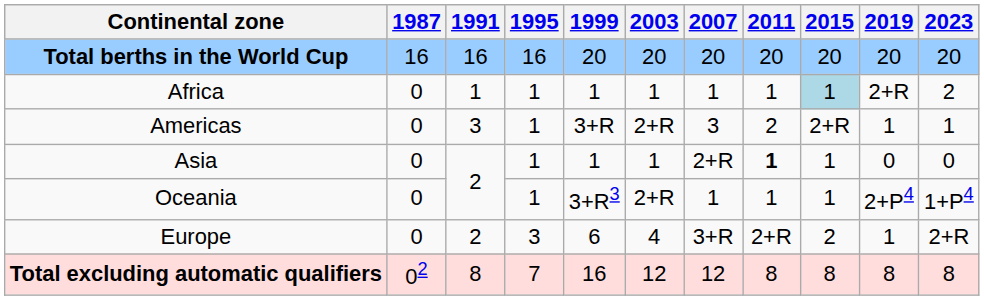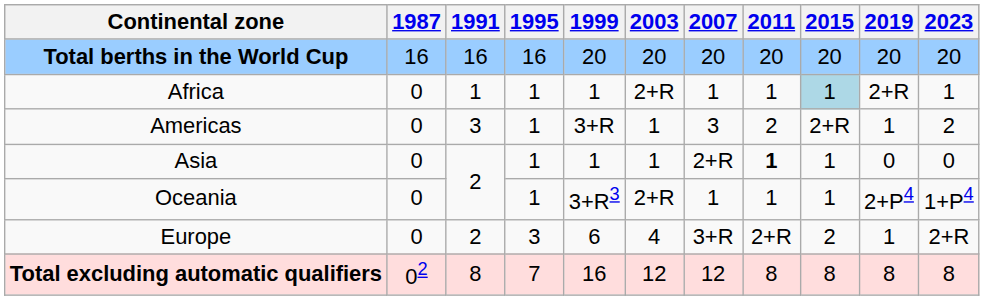(654, 91) 1 -> (654, 91) 2+R
(949, 91) 2 -> (949, 91) 1
(654, 126) 2+R -> (654, 126) 1
(949, 126) 1 -> (949, 126) 2
